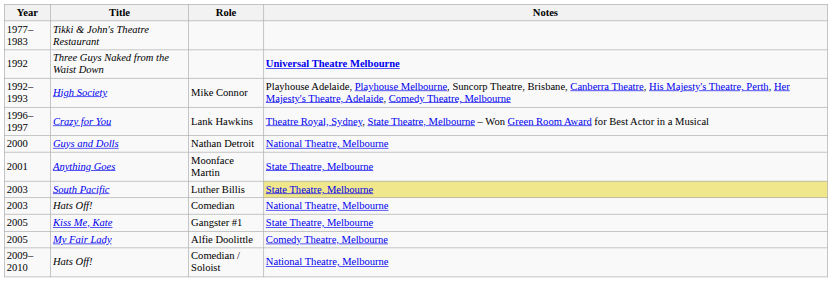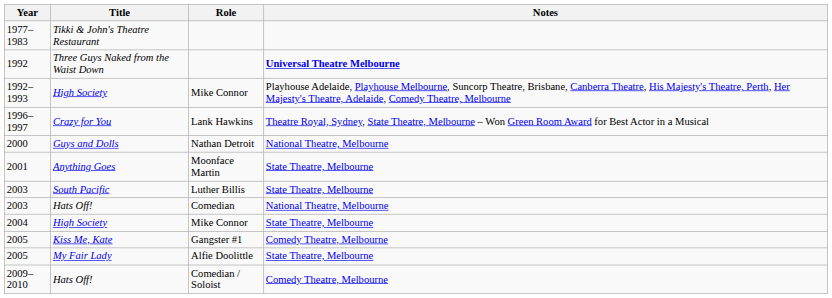(320, 189) khaki background -> (320, 189) no background
+ row: (17, 223)
(320, 223) State Theatre, Melbourne -> (327, 239) Comedy Theatre, Melbourne
(327, 239) Comedy Theatre, Melbourne -> (320, 256) State Theatre, Melbourne
(327, 262) National Theatre, Melbourne -> (327, 279) Comedy Theatre, Melbourne
